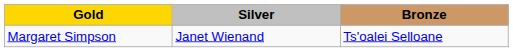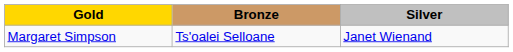columns swapped: (256, 15) <-> (424, 15)
